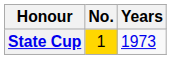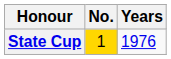(138, 41) 1973 -> (138, 41) 1976
